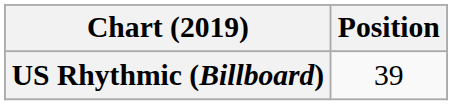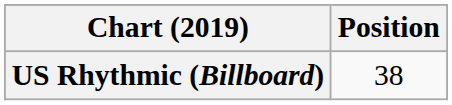(389, 74) 39 -> (389, 74) 38
